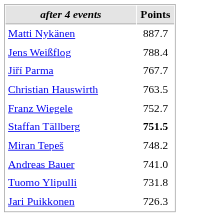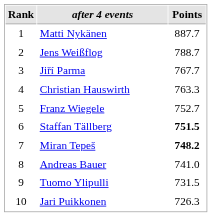+ column: (21, 14)
(155, 52) 788.4 -> (187, 52) 788.7
(155, 89) 763.5 -> (187, 89) 763.3
(155, 145) normal -> (187, 145) bold
(155, 183) 731.8 -> (187, 183) 731.5
